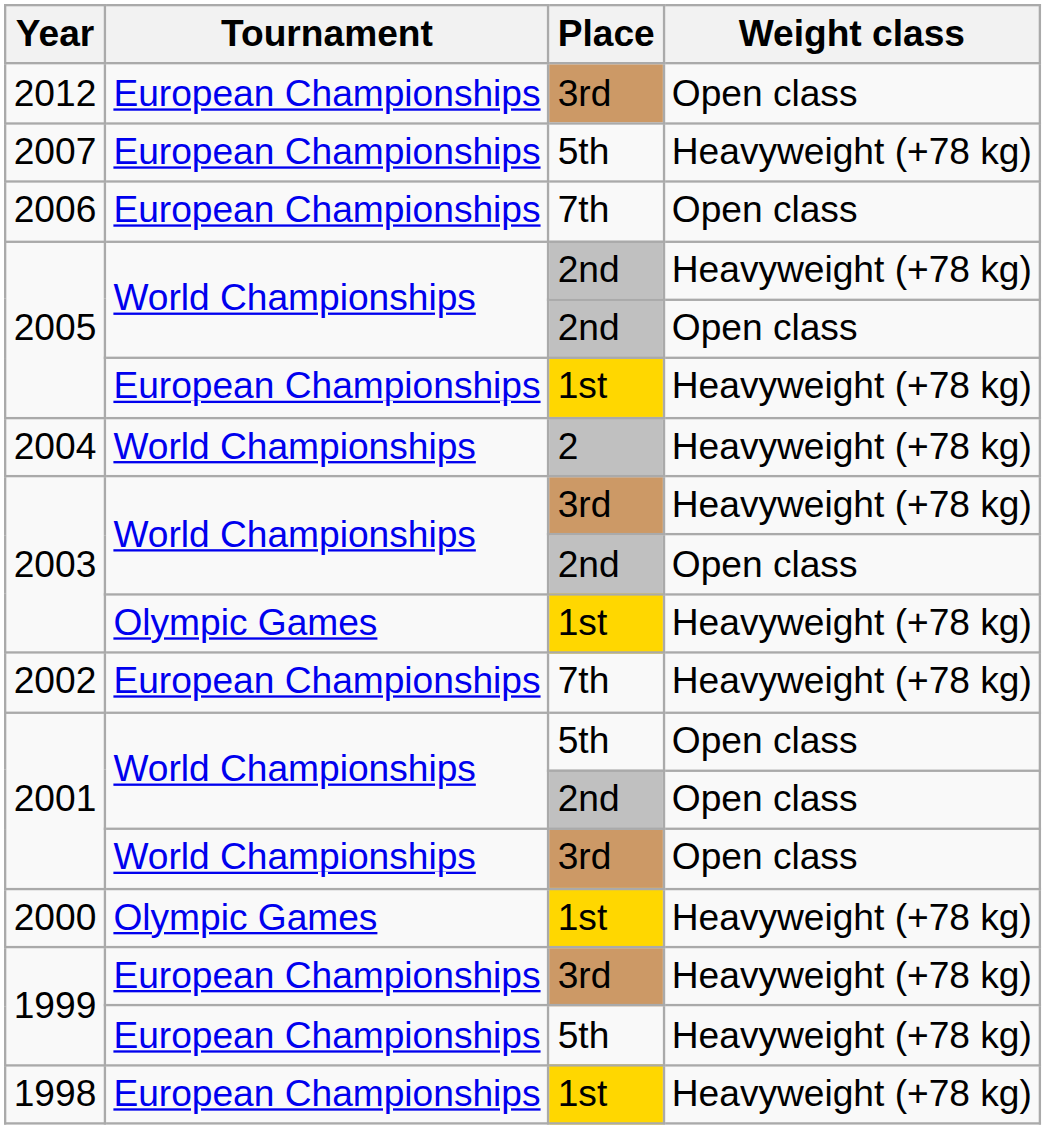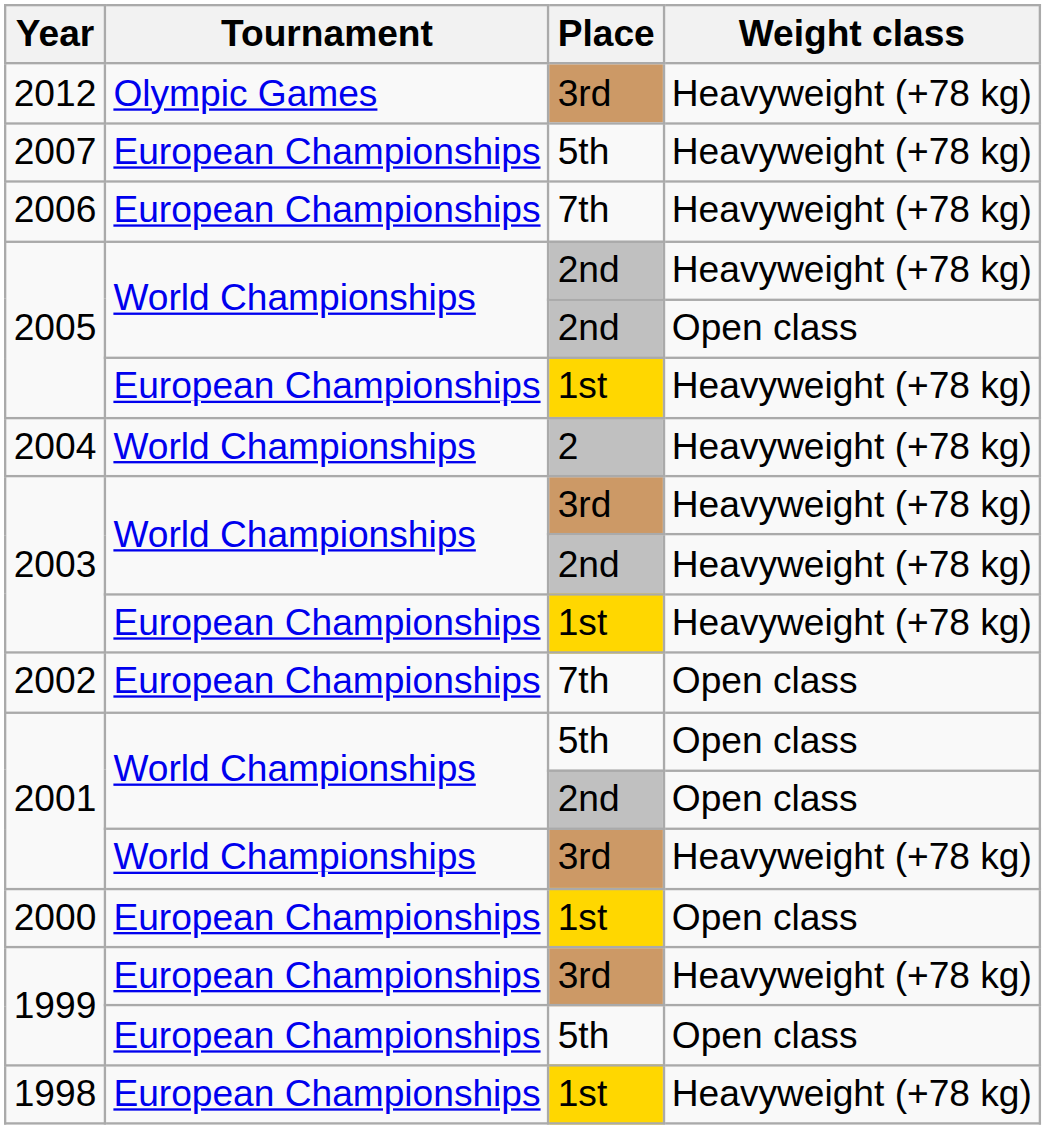(327, 92) European Championships -> (245, 92) Olympic Games
(765, 92) Open class -> (852, 92) Heavyweight (+78 kg)
(765, 210) Open class -> (852, 210) Heavyweight (+78 kg)
(765, 563) Open class -> (852, 563) Heavyweight (+78 kg)
(245, 622) Olympic Games -> (327, 622) European Championships
(852, 681) Heavyweight (+78 kg) -> (765, 681) Open class
(765, 858) Open class -> (852, 858) Heavyweight (+78 kg)
(245, 916) Olympic Games -> (327, 916) European Championships
(852, 916) Heavyweight (+78 kg) -> (765, 916) Open class
(852, 1034) Heavyweight (+78 kg) -> (765, 1034) Open class
